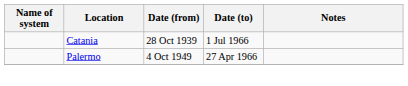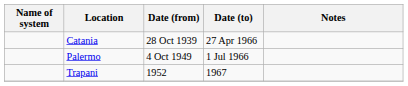(227, 40) 1 Jul 1966 -> (232, 40) 27 Apr 1966
(232, 56) 27 Apr 1966 -> (227, 56) 1 Jul 1966
+ row: (82, 72)
